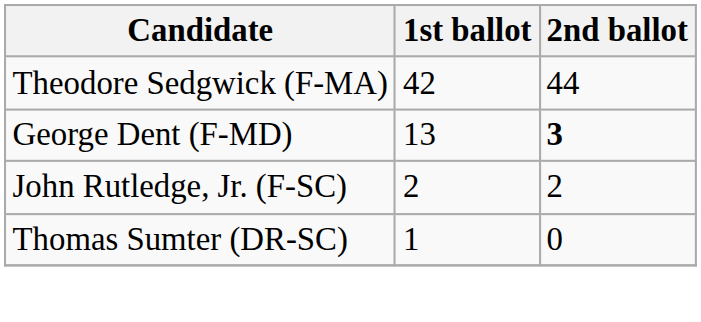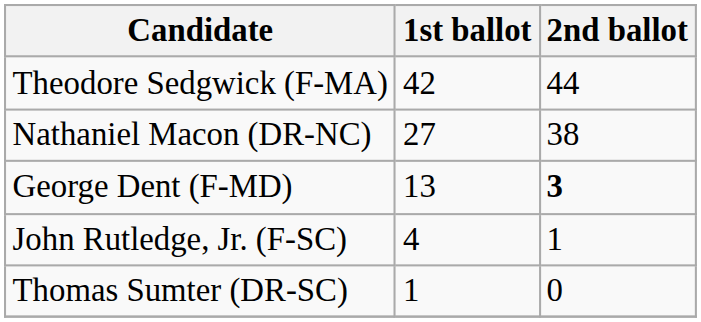+ row: (192, 134)
(411, 186) 2 -> (411, 238) 4
(555, 186) 2 -> (555, 238) 1
